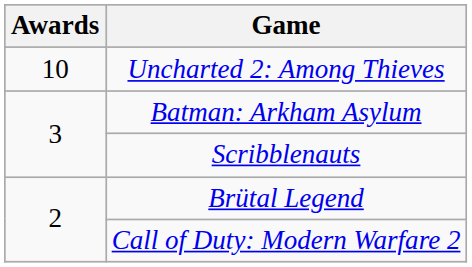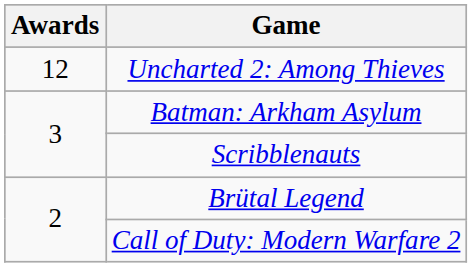(55, 68) 10 -> (55, 68) 12
